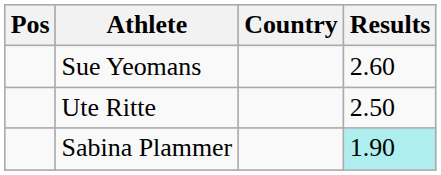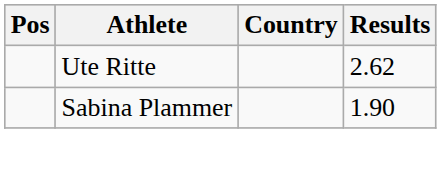- row: (131, 66)
(372, 107) 2.50 -> (372, 66) 2.62
(372, 148) paleturquoise background -> (372, 107) no background
